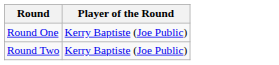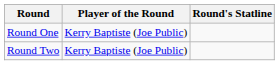+ column: (232, 14)
